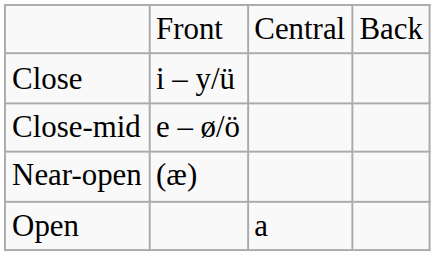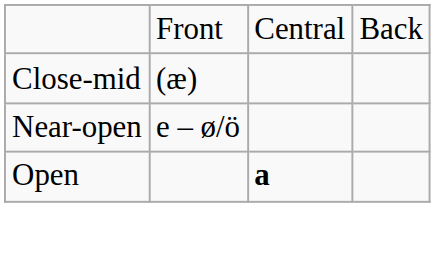- row: (47, 77)
(198, 126) e – ø/ö -> (177, 77) (æ)
(177, 175) (æ) -> (198, 126) e – ø/ö
(261, 224) normal -> (262, 175) bold
